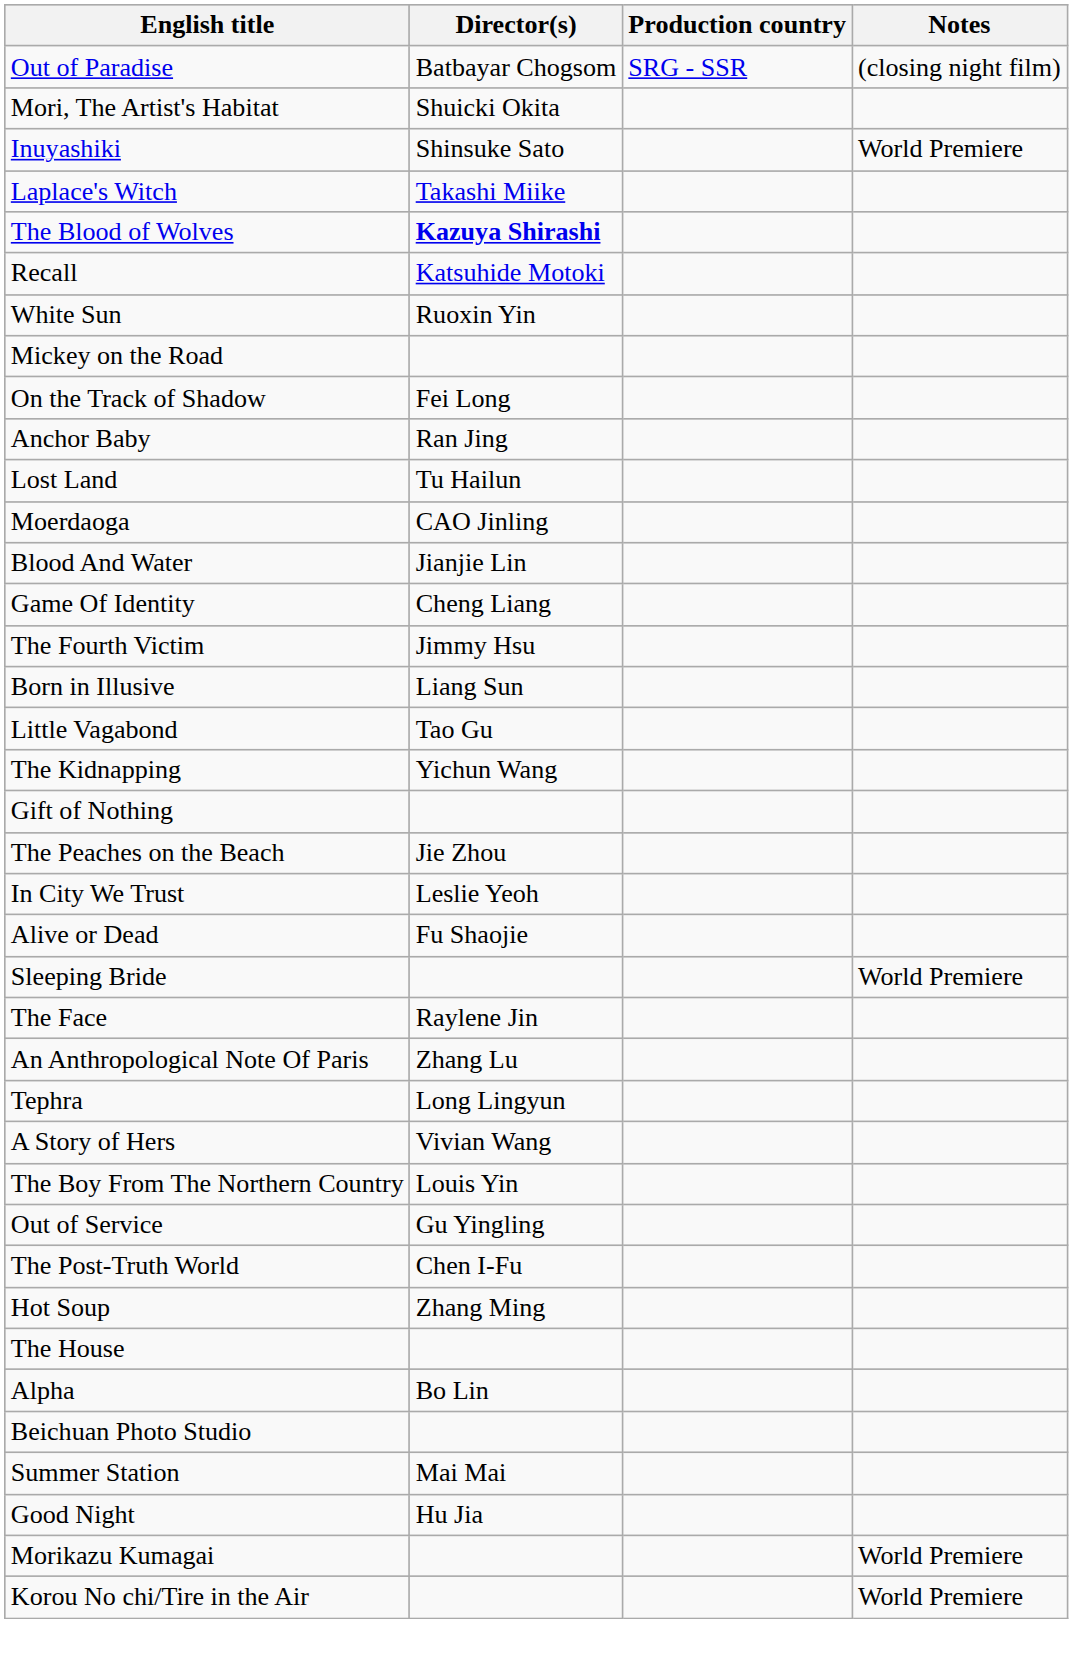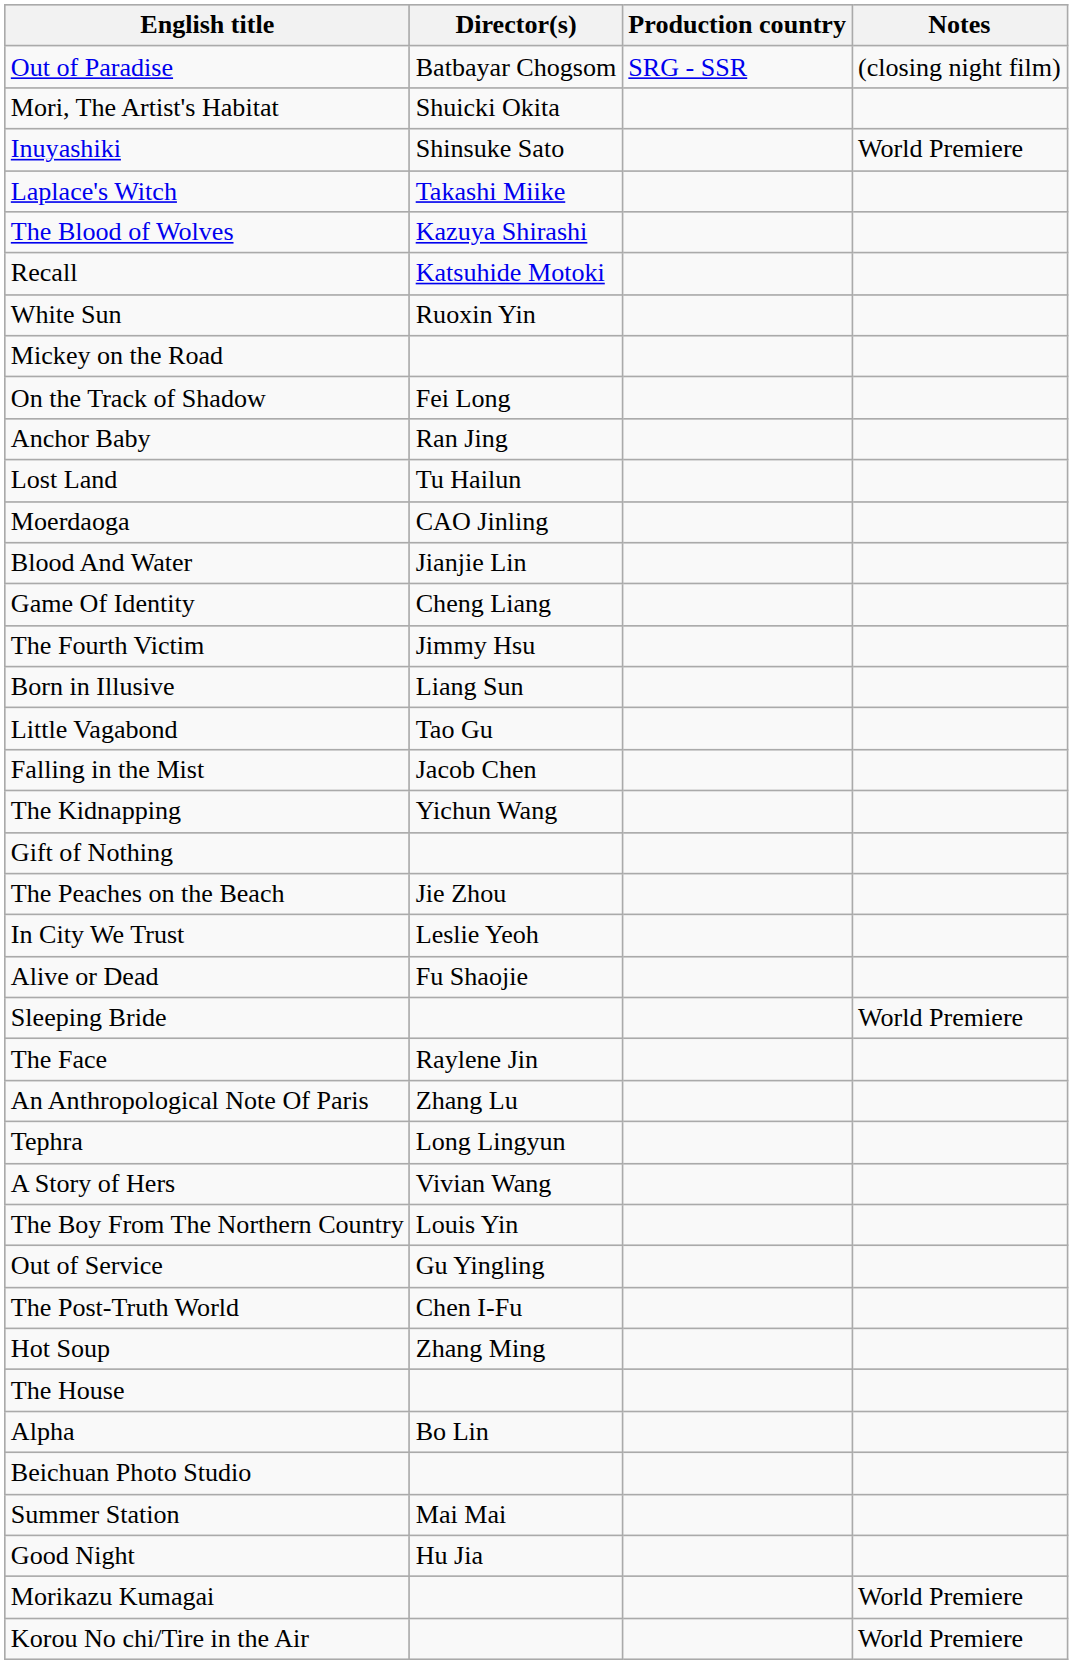(508, 231) bold -> (502, 231) normal
+ row: (108, 769)
